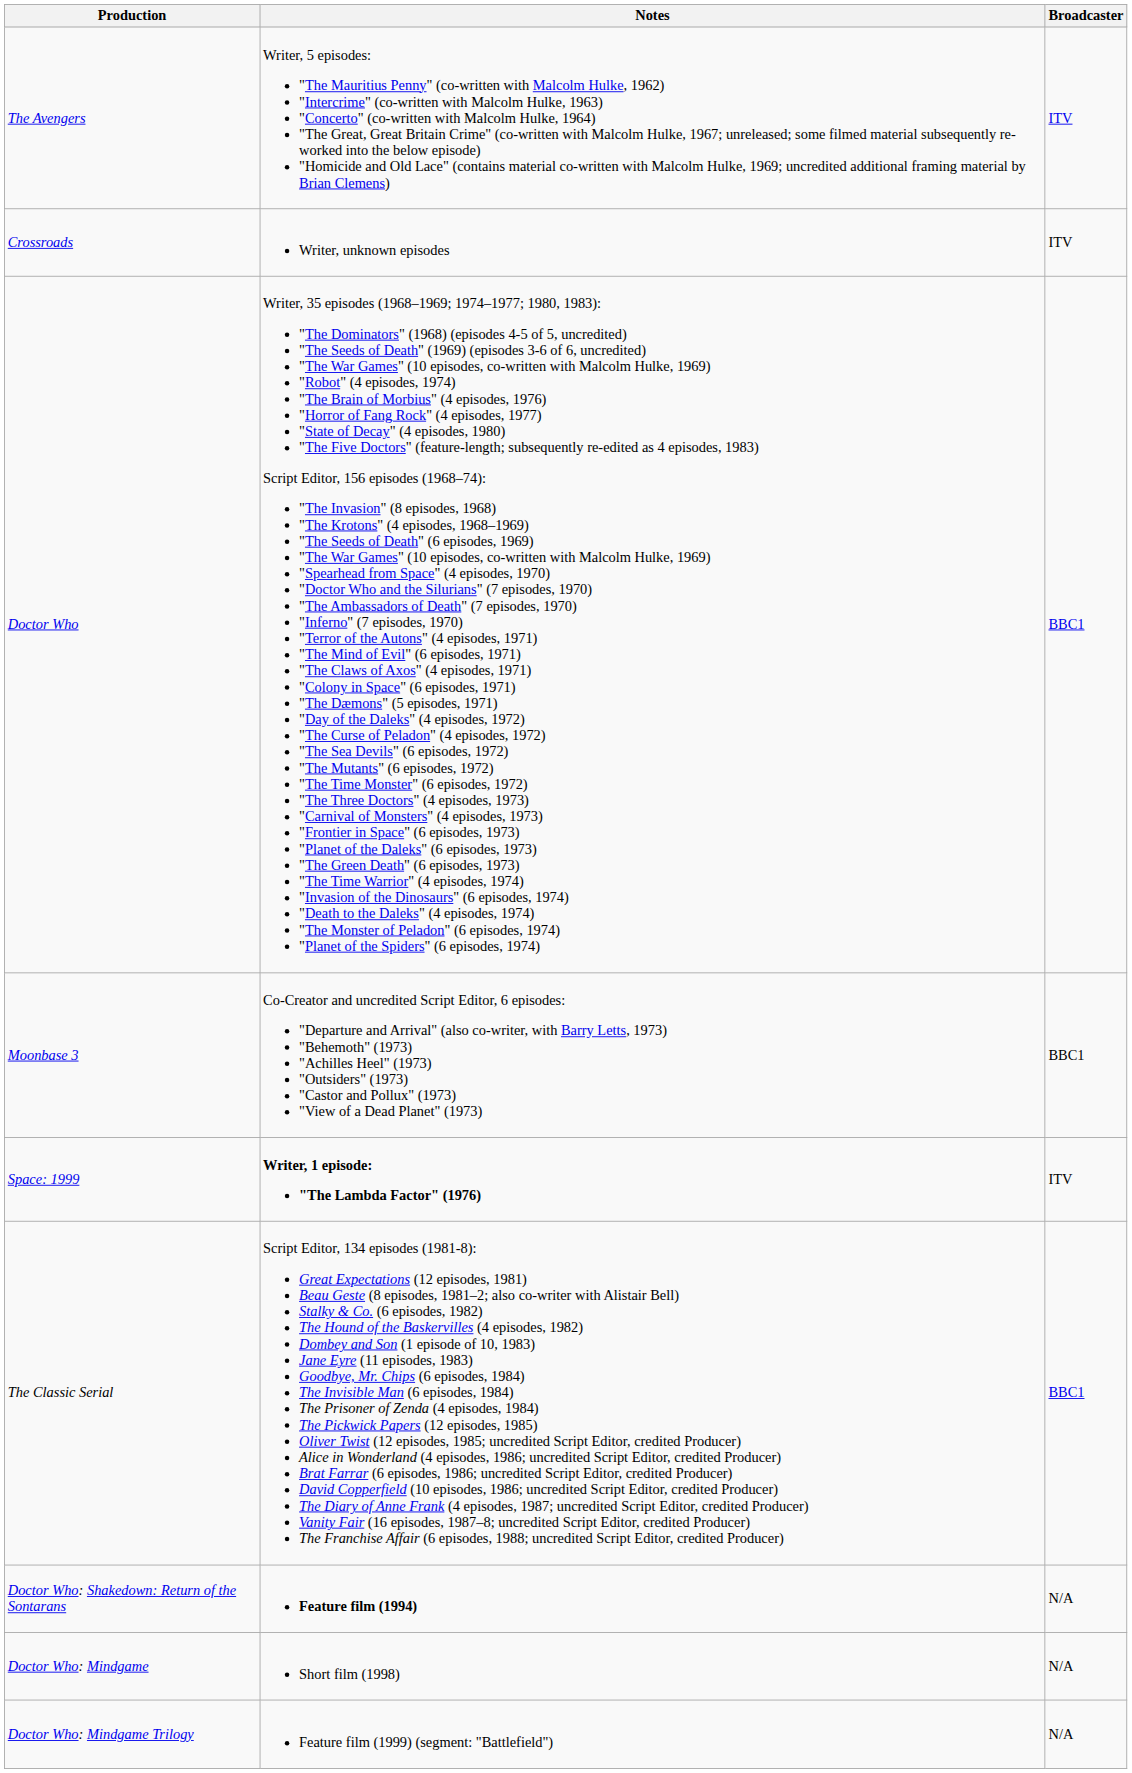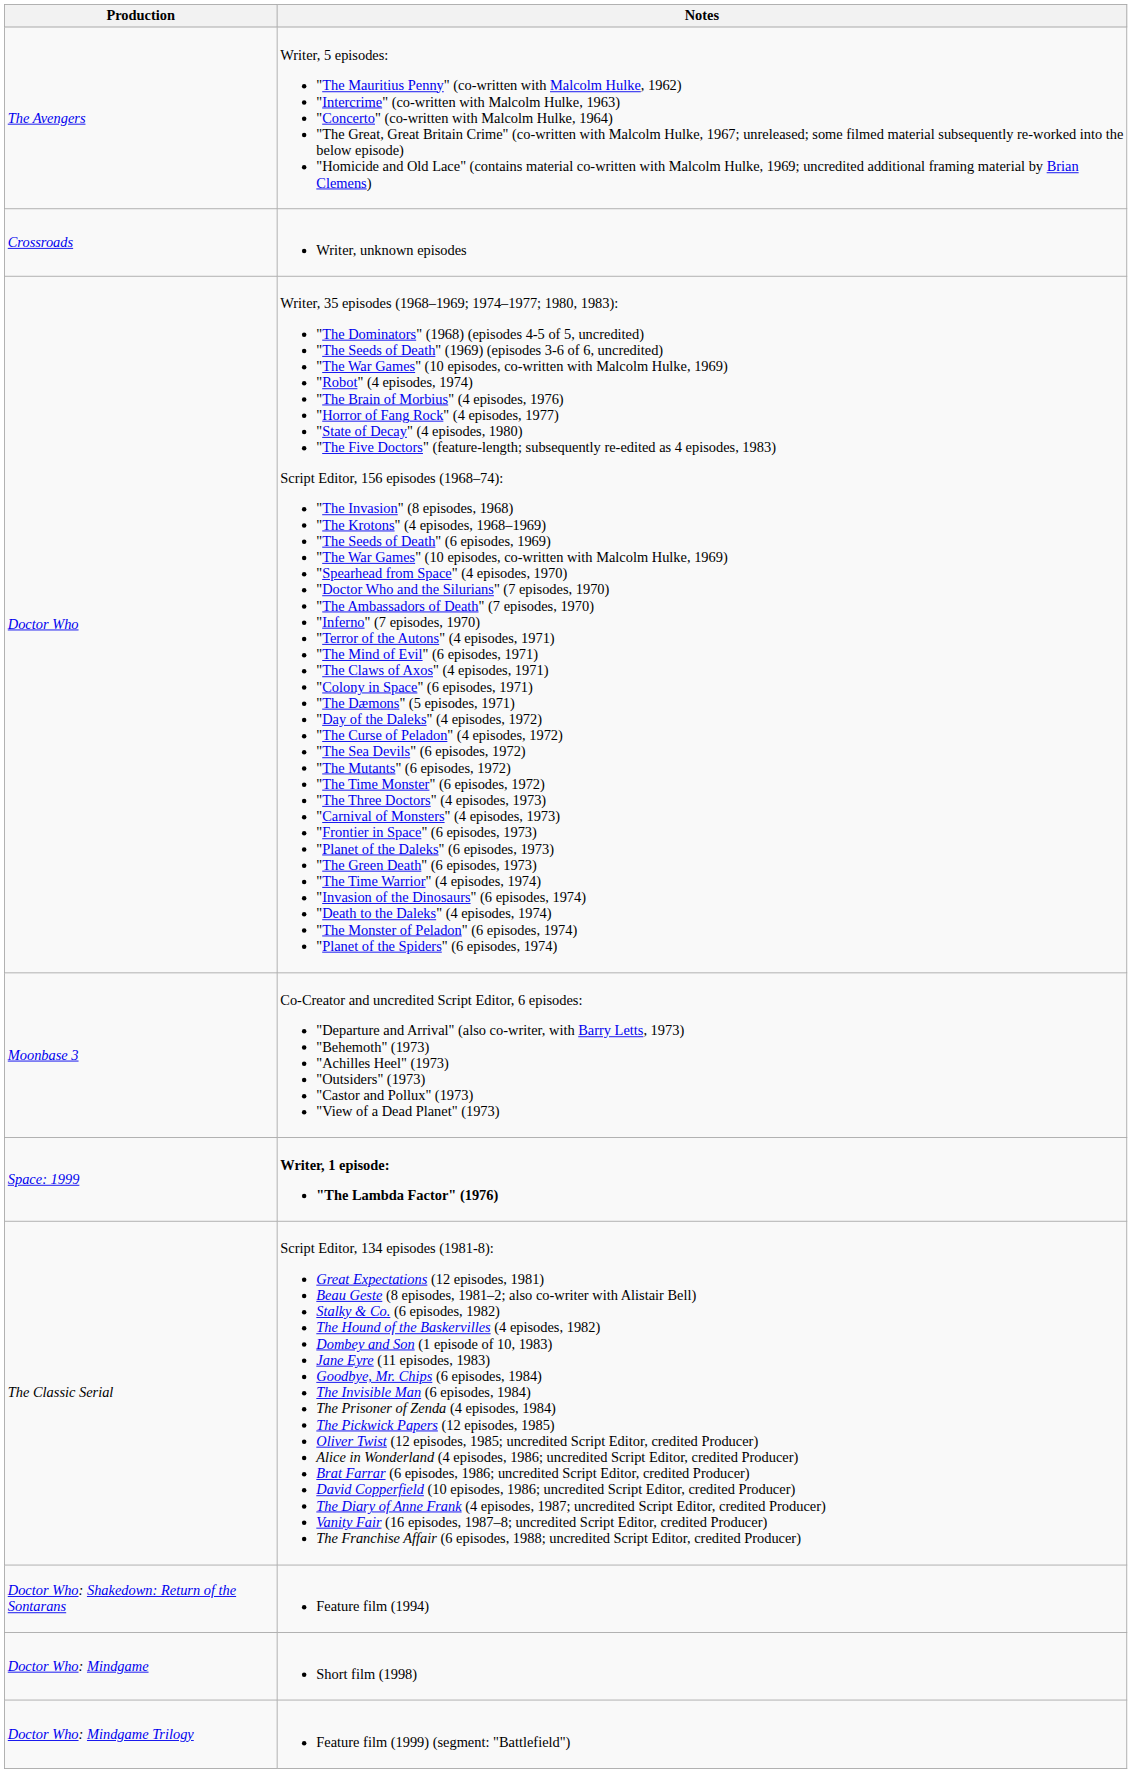- column: (1086, 15)
(652, 1607) bold -> (702, 1607) normal
